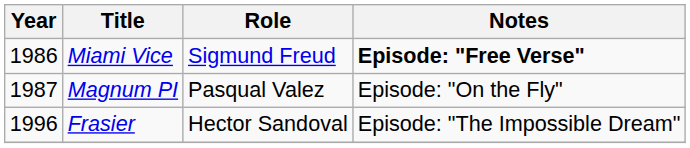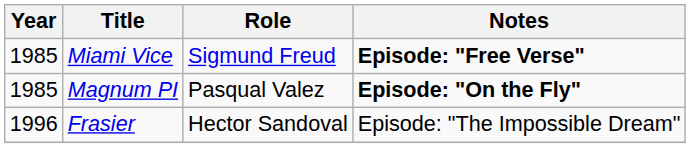(34, 55) 1986 -> (34, 55) 1985
(34, 90) 1987 -> (34, 90) 1985
(460, 90) normal -> (469, 90) bold
